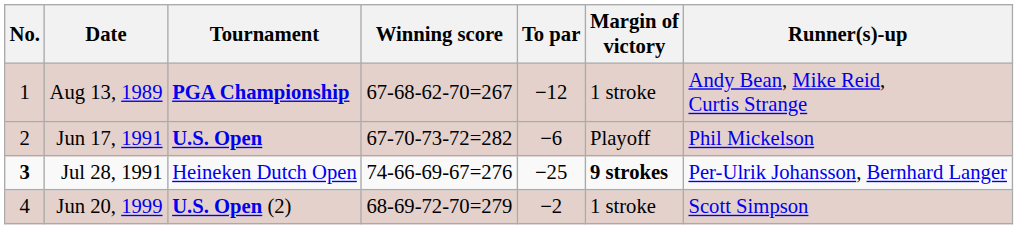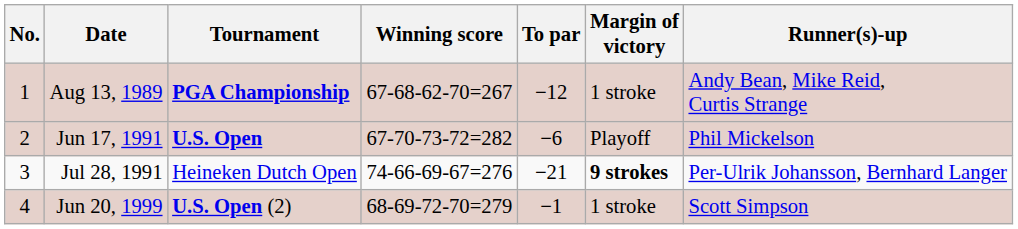(25, 172) bold -> (25, 172) normal
(551, 172) −25 -> (551, 172) −21
(551, 207) −2 -> (551, 207) −1
